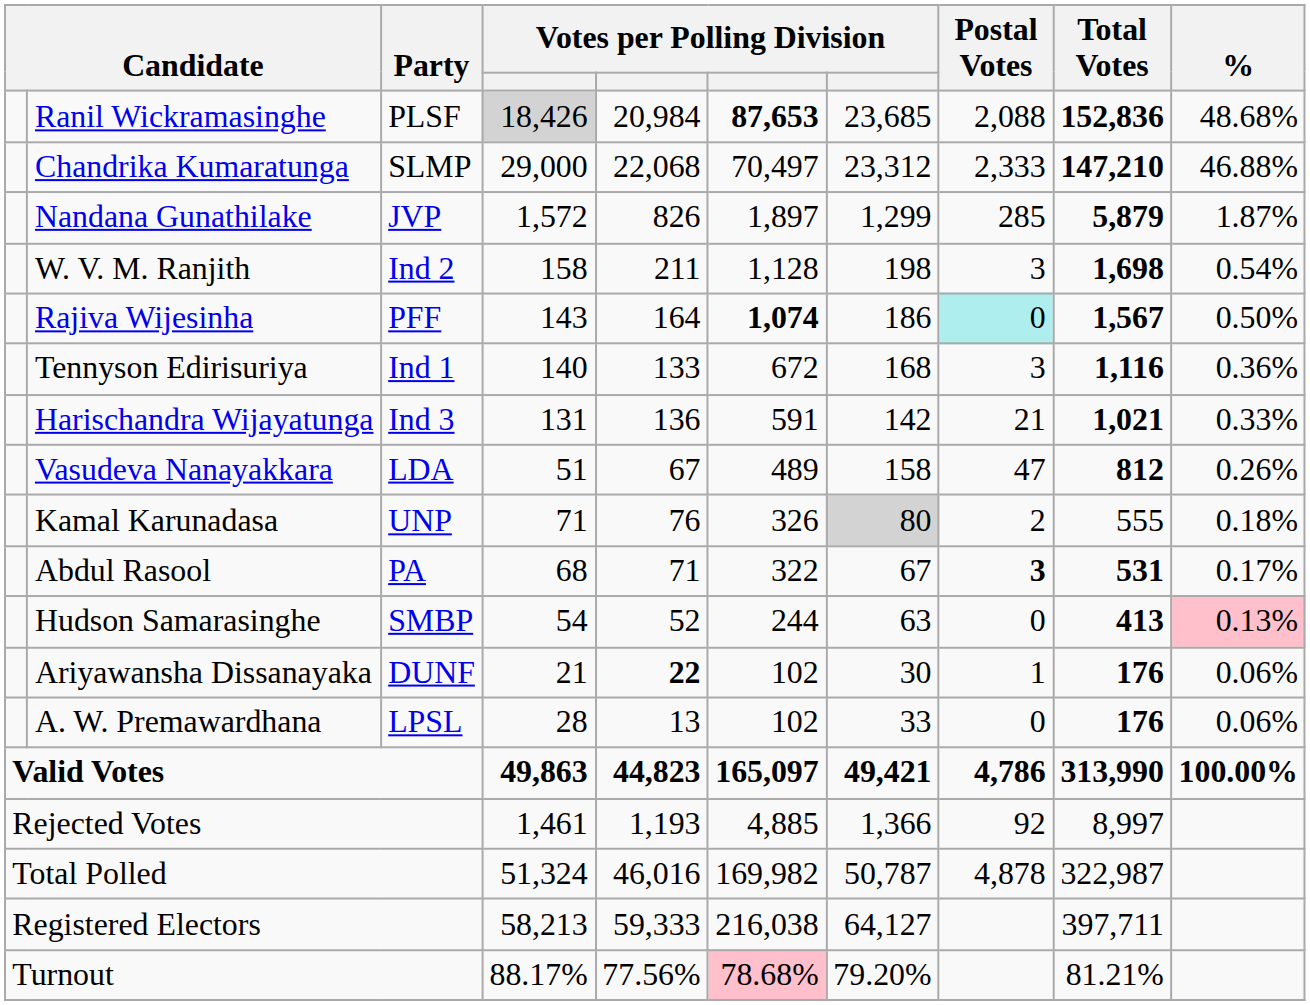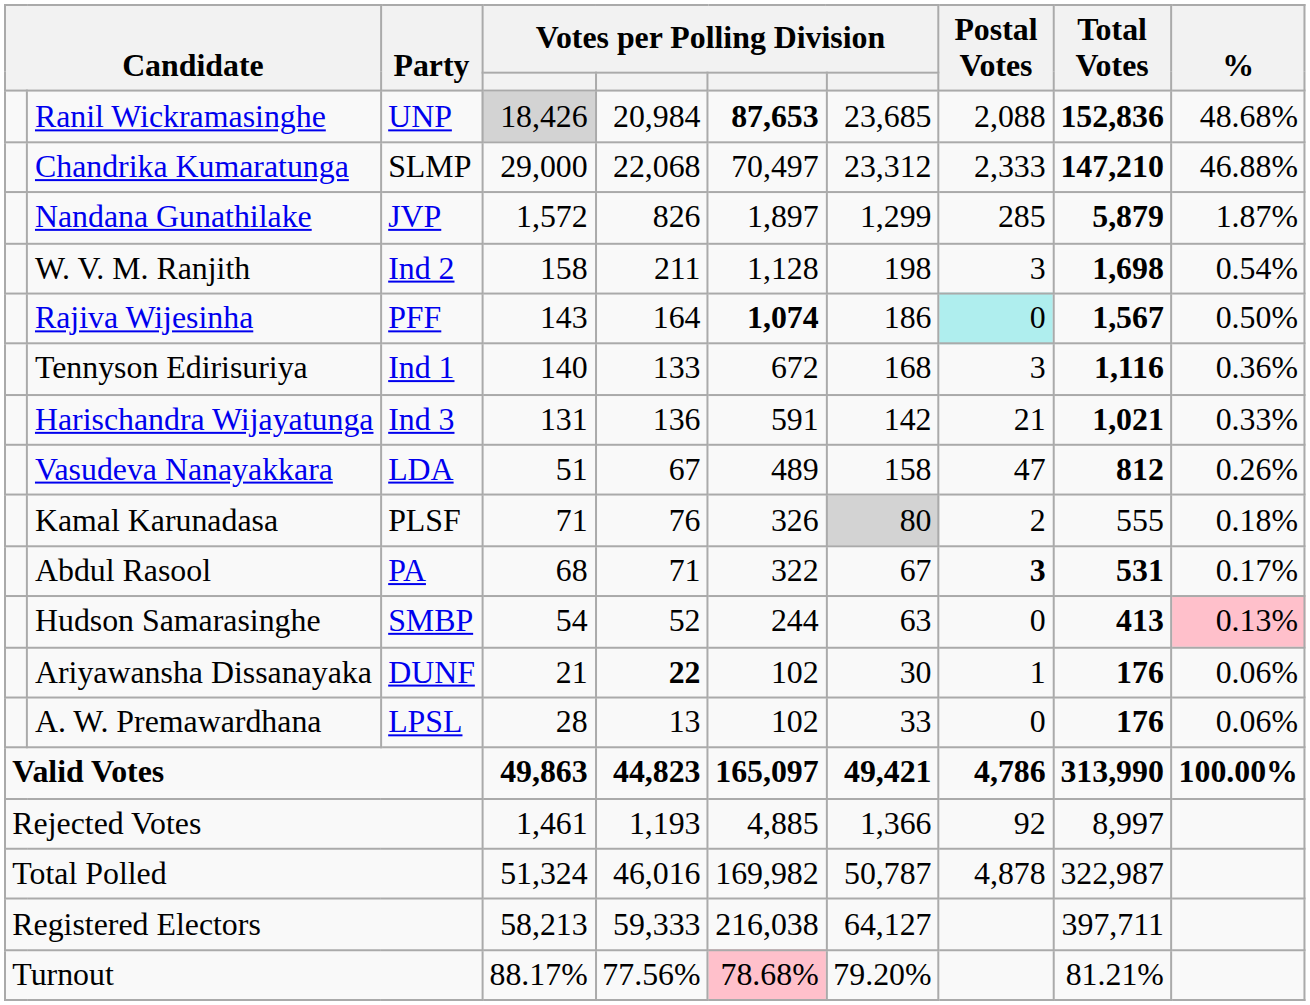(424, 116) PLSF -> (420, 116) UNP
(420, 520) UNP -> (424, 520) PLSF
